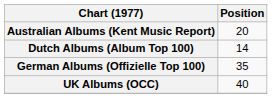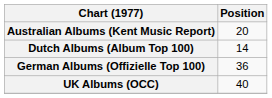(242, 66) 35 -> (242, 66) 36
